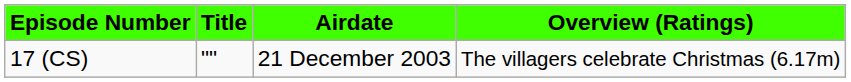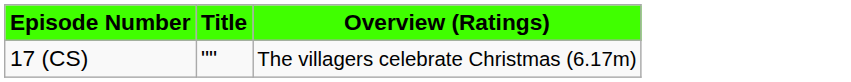- column: (354, 22)
